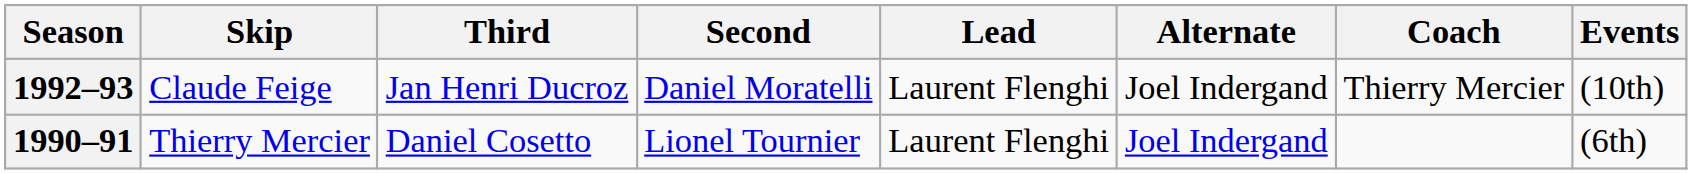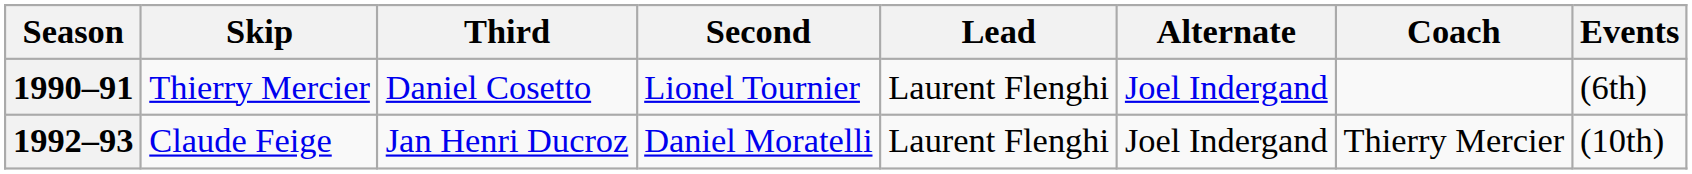rows swapped: (73, 140) <-> (73, 86)
